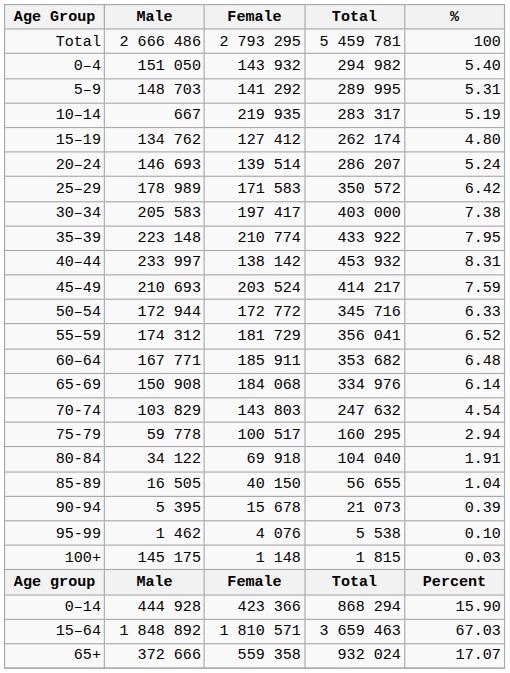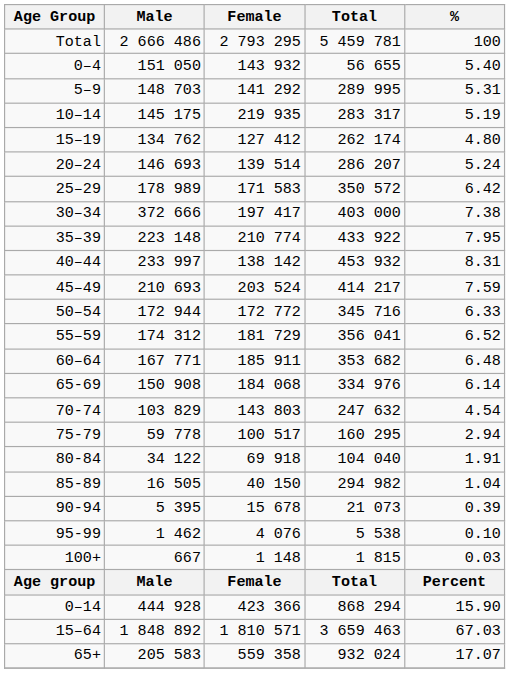(369, 66) 294 982 -> (374, 66) 56 655
(187, 115) 667 -> (169, 115) 145 175
(169, 213) 205 583 -> (169, 213) 372 666
(374, 484) 56 655 -> (369, 484) 294 982
(169, 558) 145 175 -> (187, 558) 667
(169, 656) 372 666 -> (169, 656) 205 583
